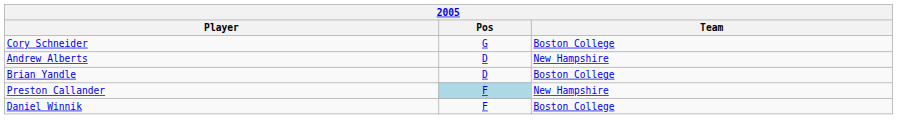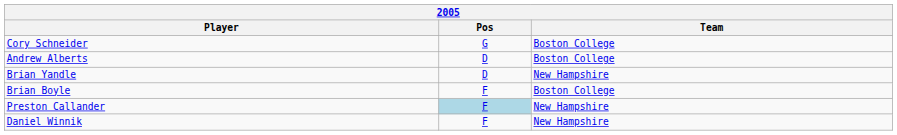(571, 59) New Hampshire -> (574, 59) Boston College
(574, 75) Boston College -> (571, 75) New Hampshire
+ row: (39, 91)
(574, 106) Boston College -> (571, 122) New Hampshire
